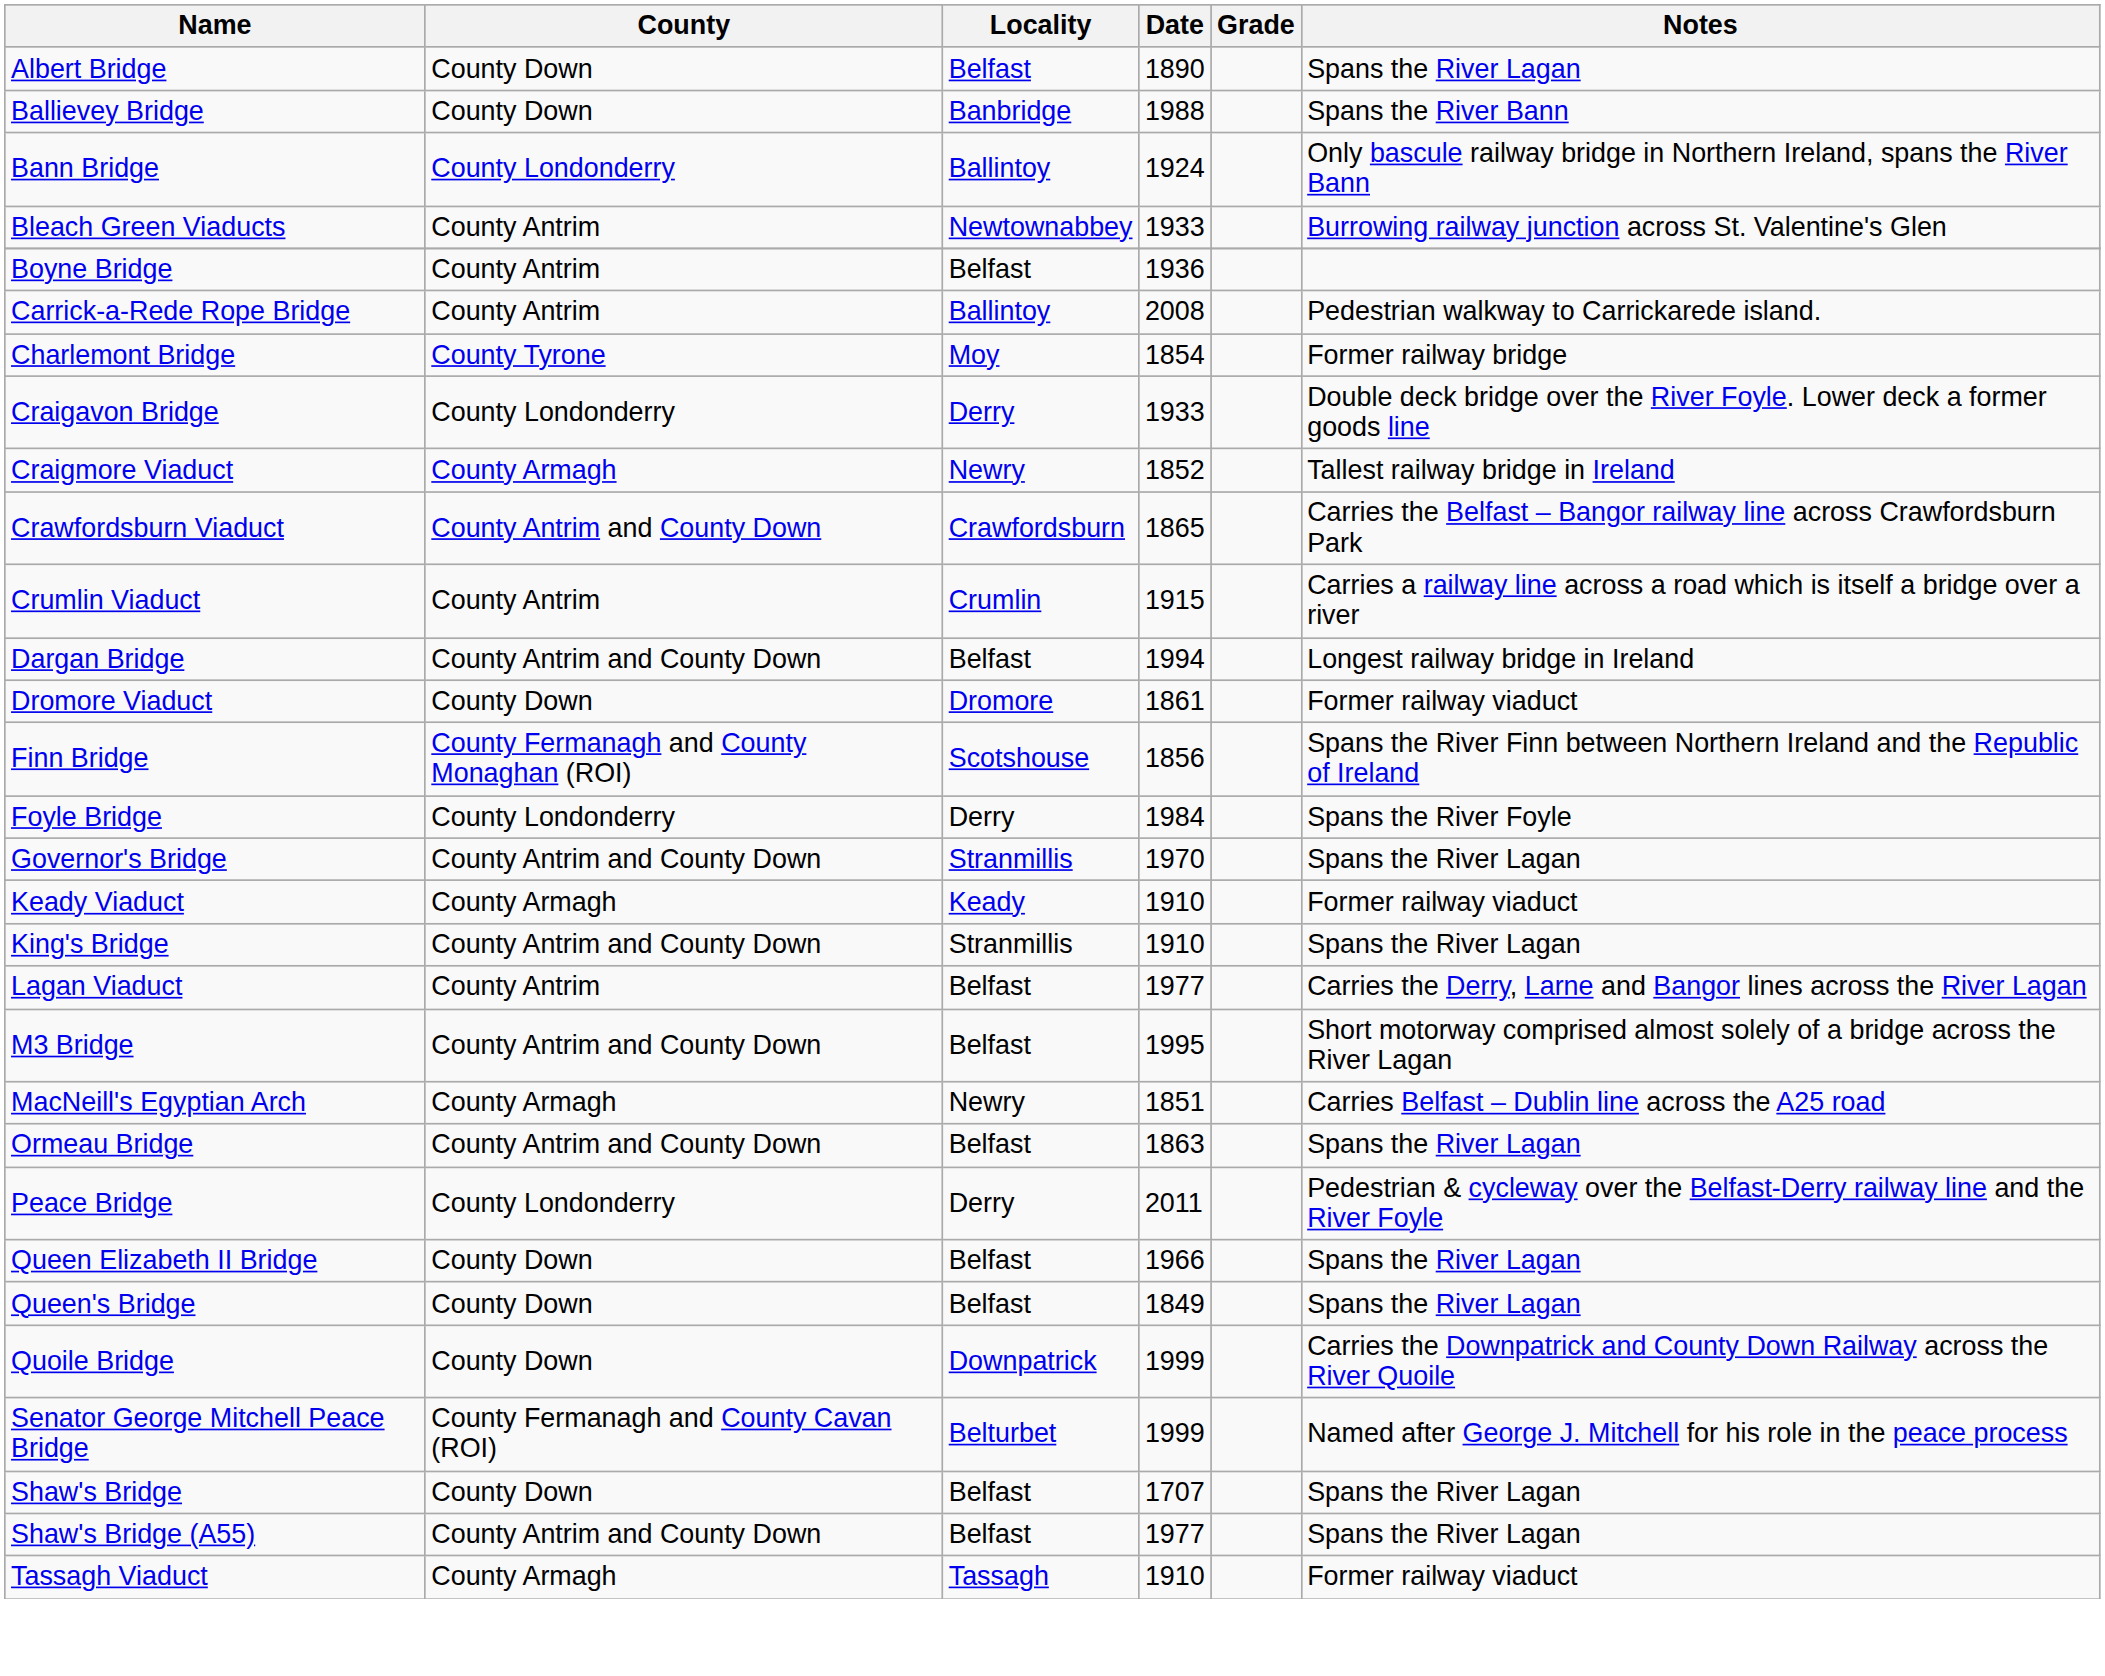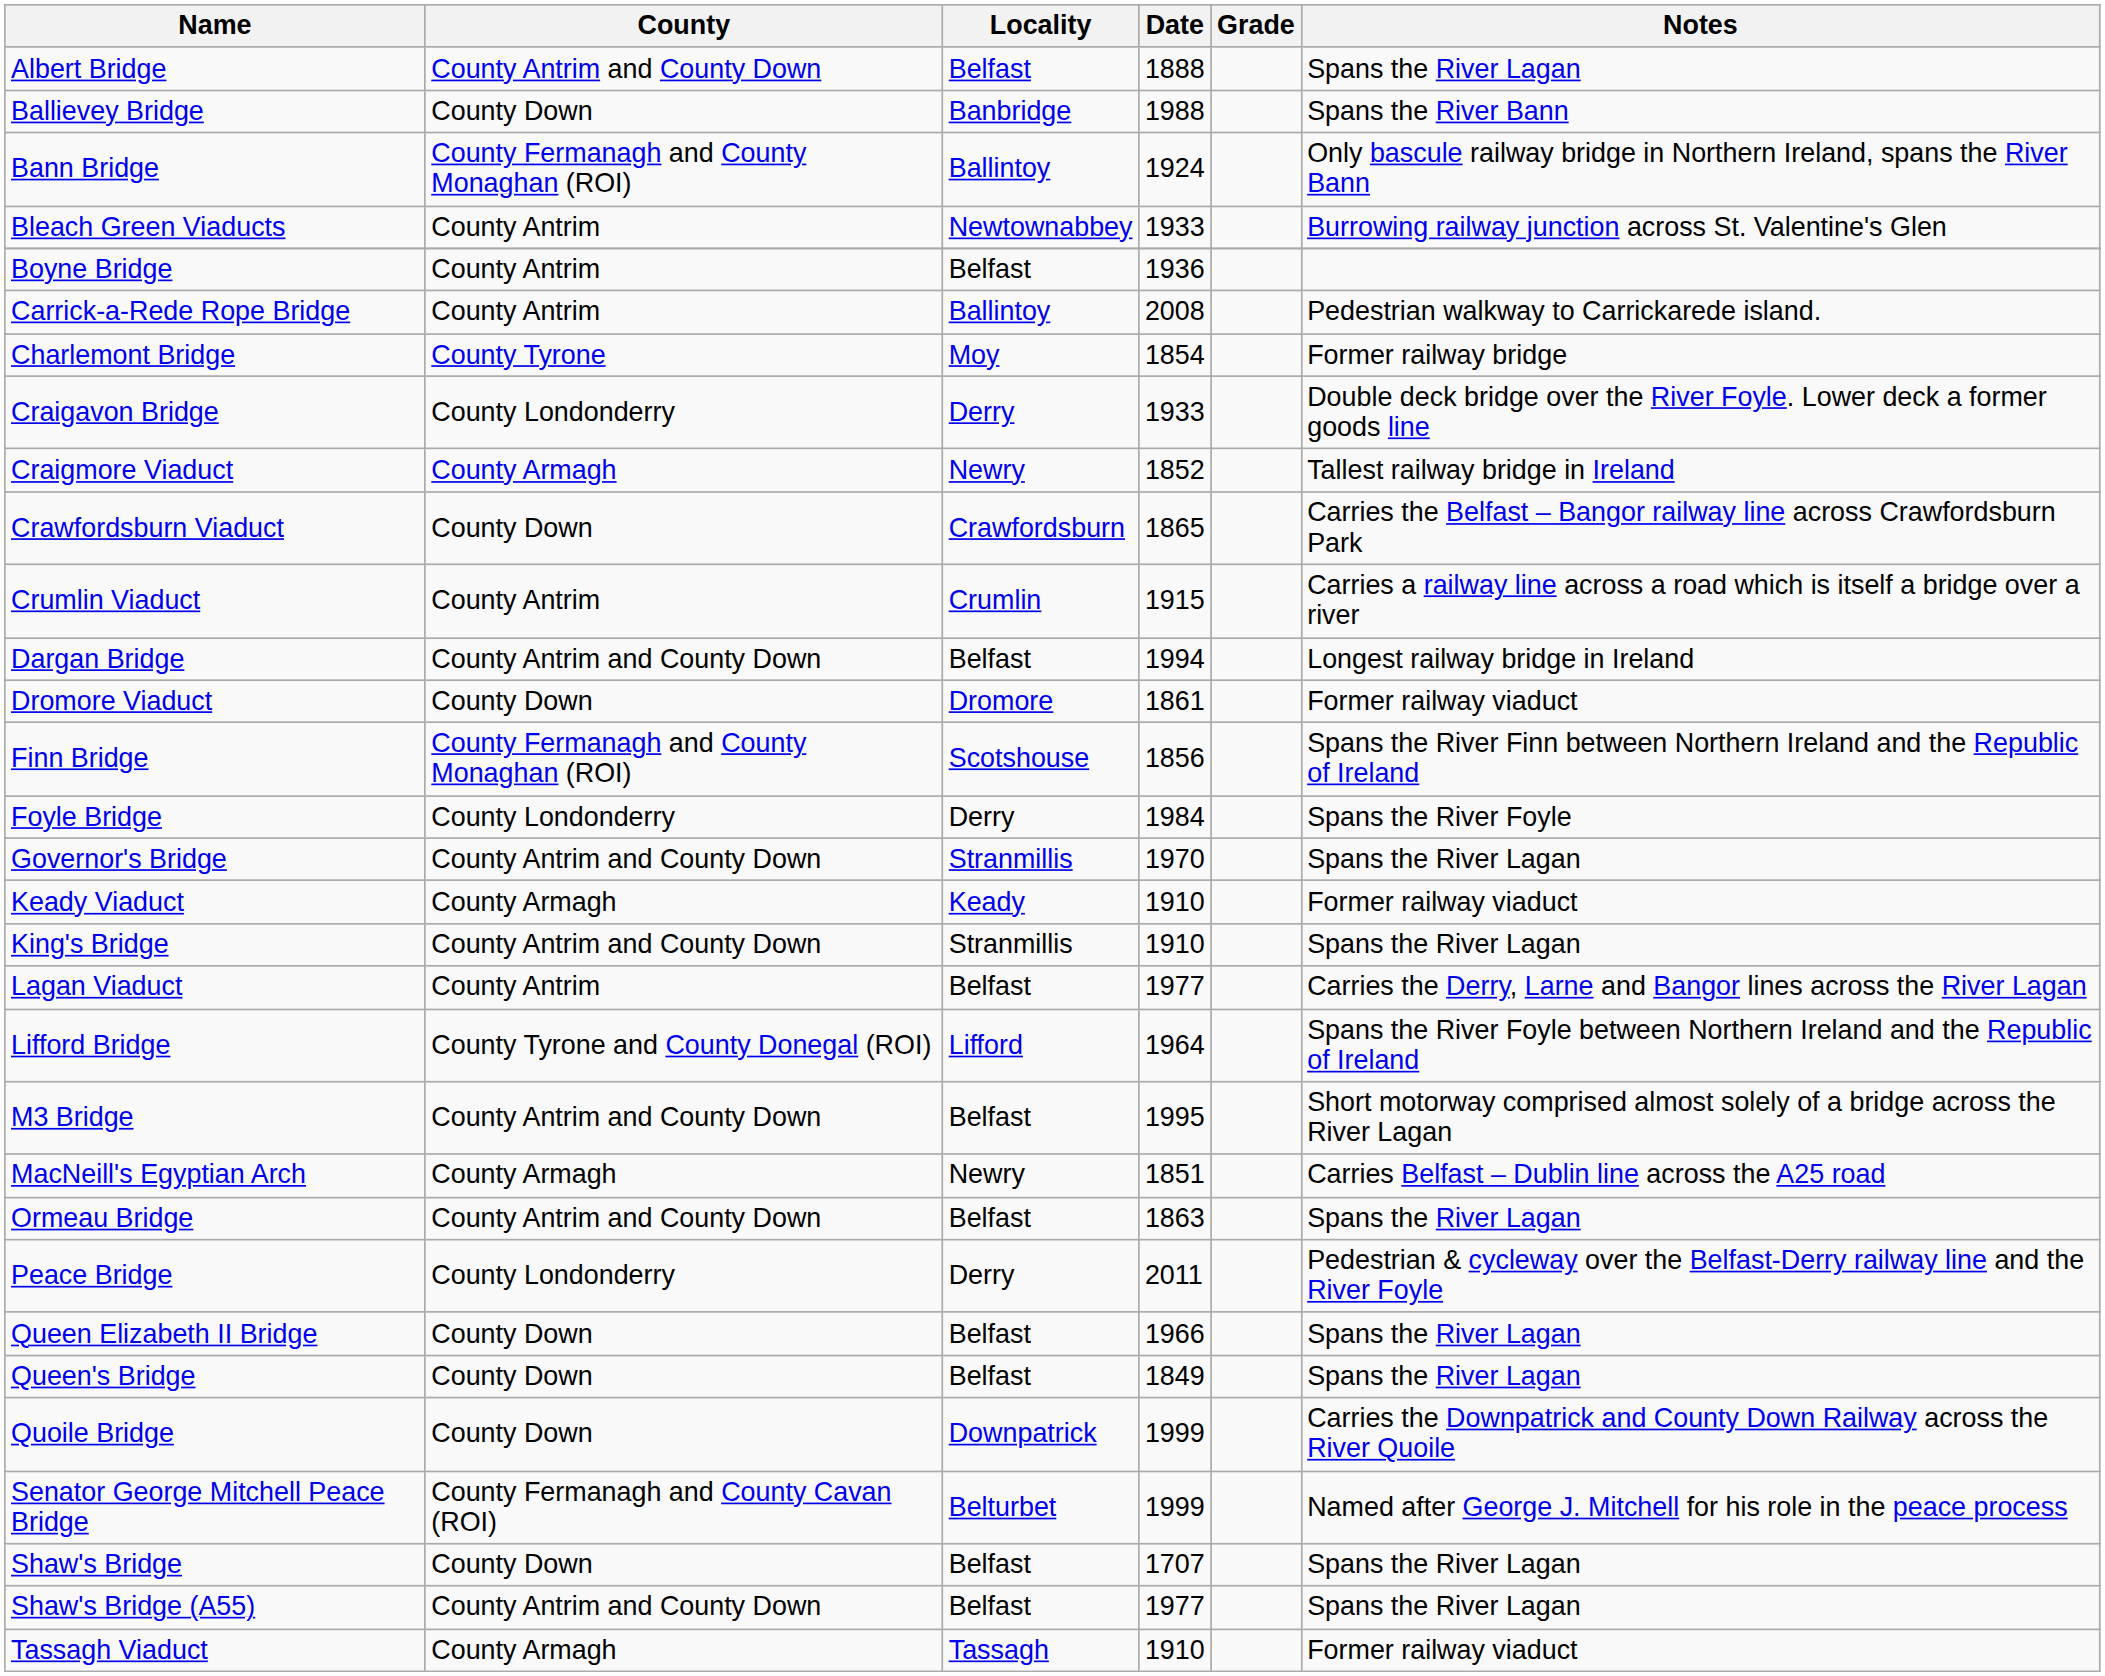(512, 68) County Down -> (626, 68) County Antrim and County Down
(1175, 68) 1890 -> (1175, 68) 1888
(553, 168) County Londonderry -> (619, 168) County Fermanagh and County Monaghan (ROI)
(626, 527) County Antrim and County Down -> (512, 527) County Down
+ row: (91, 1044)
